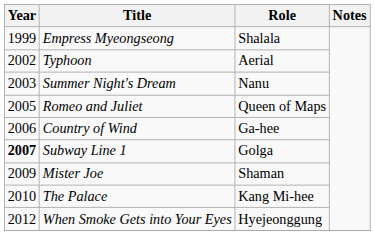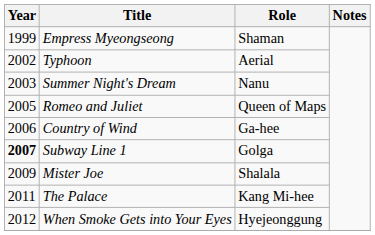(259, 38) Shalala -> (261, 38) Shaman
(261, 173) Shaman -> (259, 173) Shalala
(22, 196) 2010 -> (22, 196) 2011
